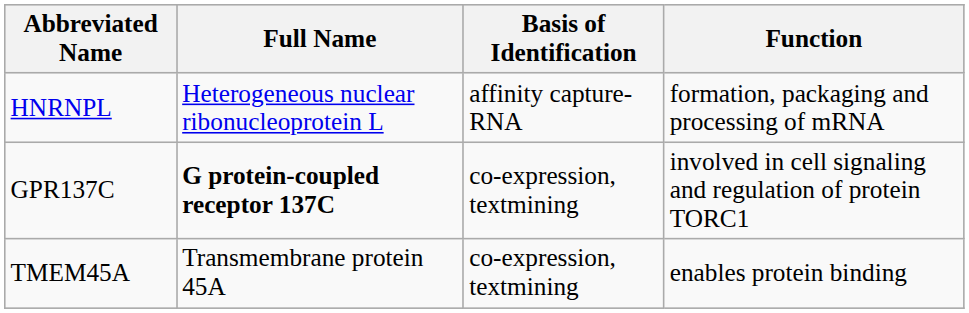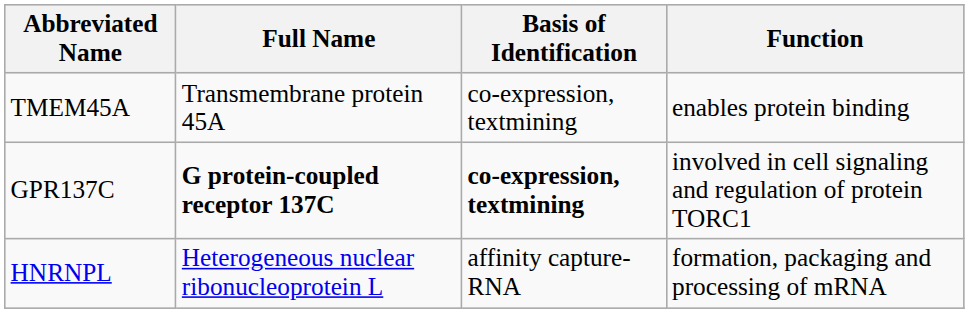rows swapped: (70, 272) <-> (61, 107)
(543, 190) normal -> (544, 190) bold
